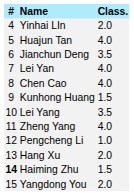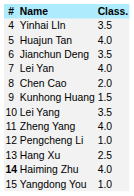(105, 26) 2.0 -> (105, 26) 3.5
(105, 83) 4.0 -> (105, 83) 2.0
(105, 155) 2.0 -> (105, 155) 2.5
(105, 170) 1.5 -> (105, 170) 4.0
(105, 184) 2.0 -> (105, 184) 1.0
